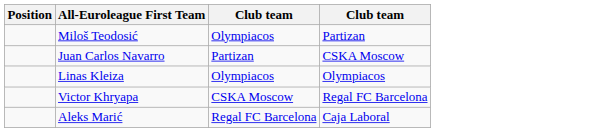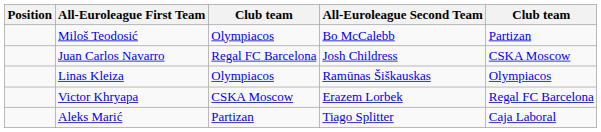+ column: (403, 14)
(233, 55) Partizan -> (264, 55) Regal FC Barcelona
(264, 117) Regal FC Barcelona -> (233, 117) Partizan
